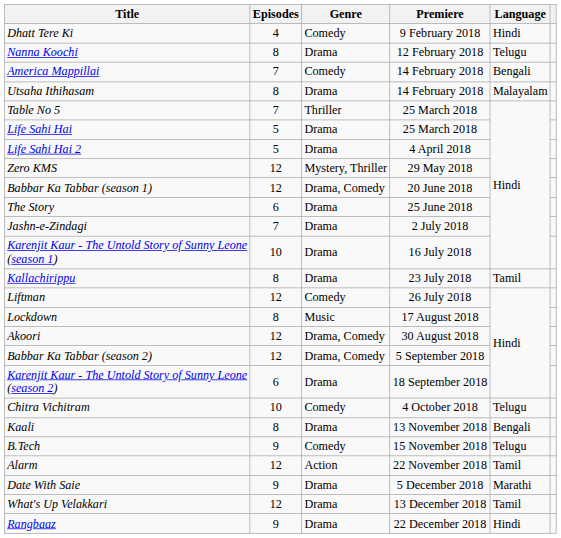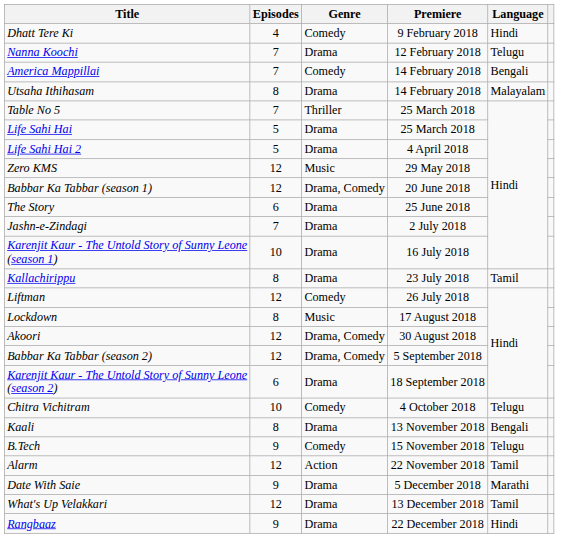(276, 52) 8 -> (276, 52) 7
(346, 168) Mystery, Thriller -> (320, 168) Music
